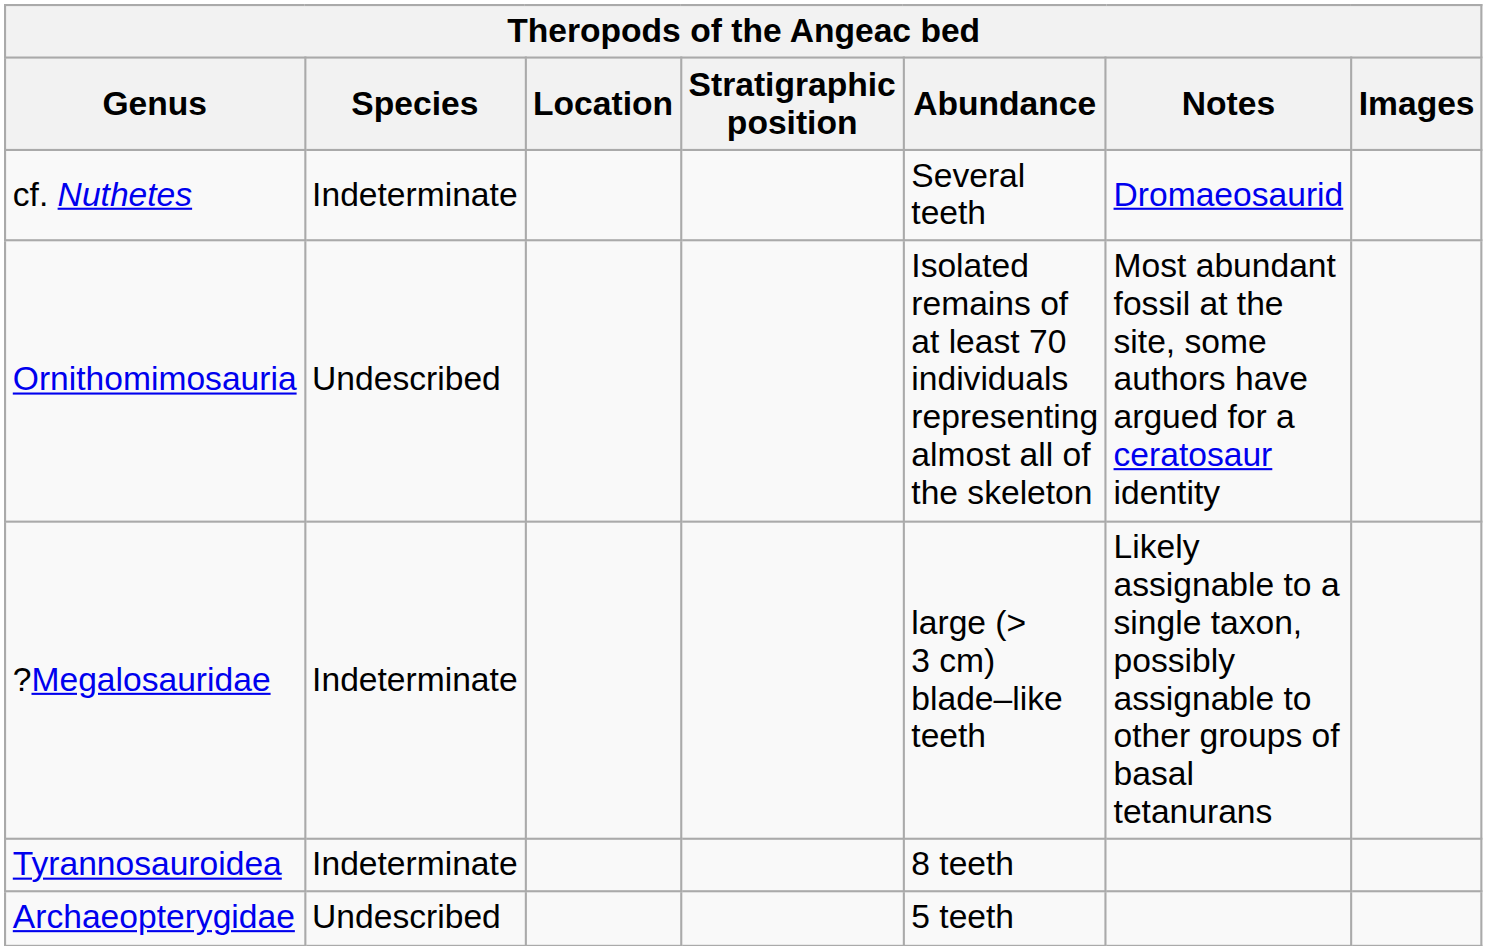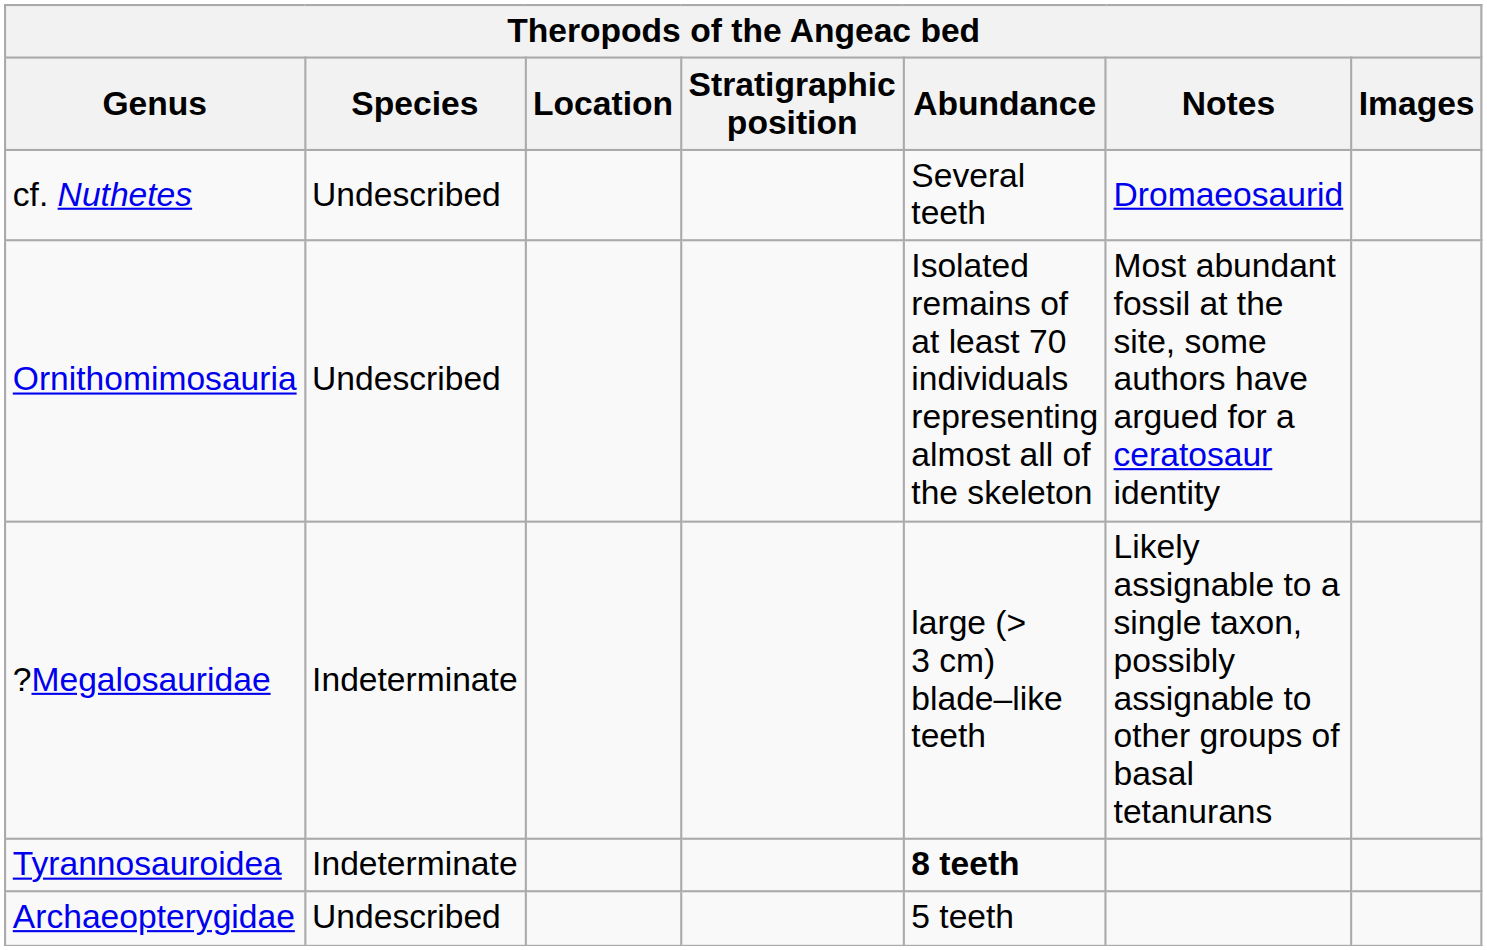(415, 194) Indeterminate -> (406, 194) Undescribed
(963, 864) normal -> (965, 864) bold
